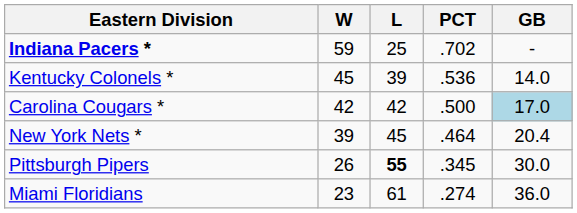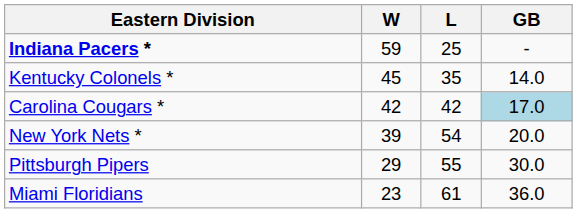- column: (458, 19)
(397, 78) 39 -> (451, 78) 35
(397, 136) 45 -> (451, 136) 54
(532, 136) 20.4 -> (527, 136) 20.0
(344, 165) 26 -> (391, 165) 29
(397, 165) bold -> (451, 165) normal
